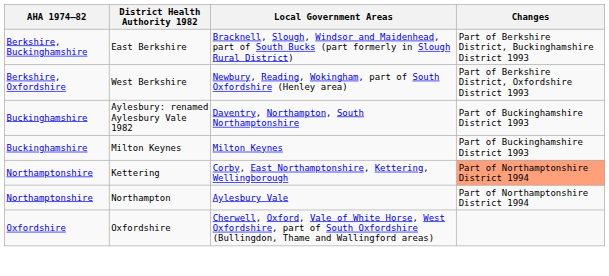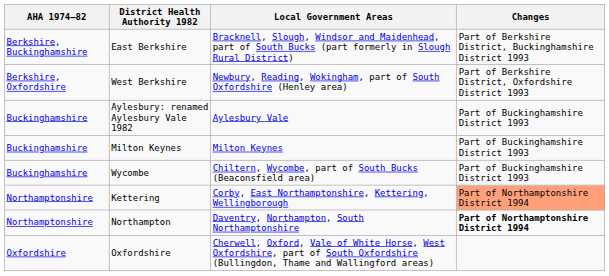(288, 118) Daventry, Northampton, South Northamptonshire -> (250, 118) Aylesbury Vale
+ row: (130, 173)
(250, 198) Aylesbury Vale -> (288, 223) Daventry, Northampton, South Northamptonshire
(523, 198) normal -> (523, 223) bold
